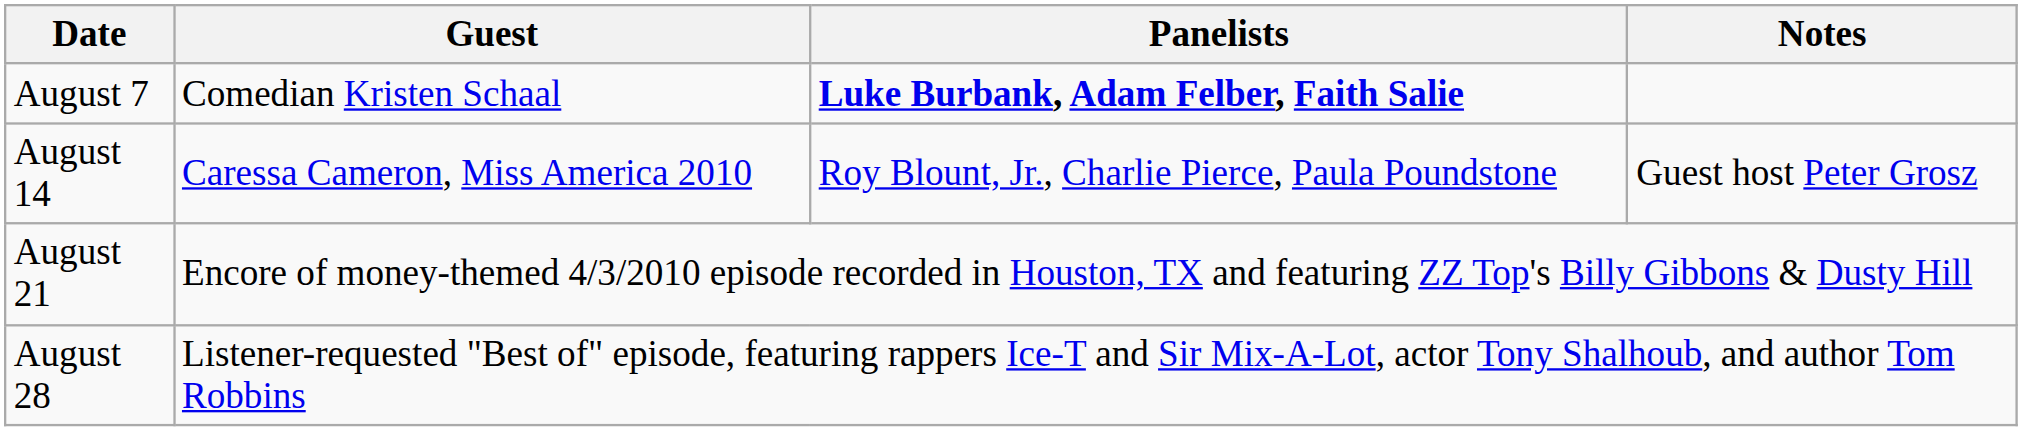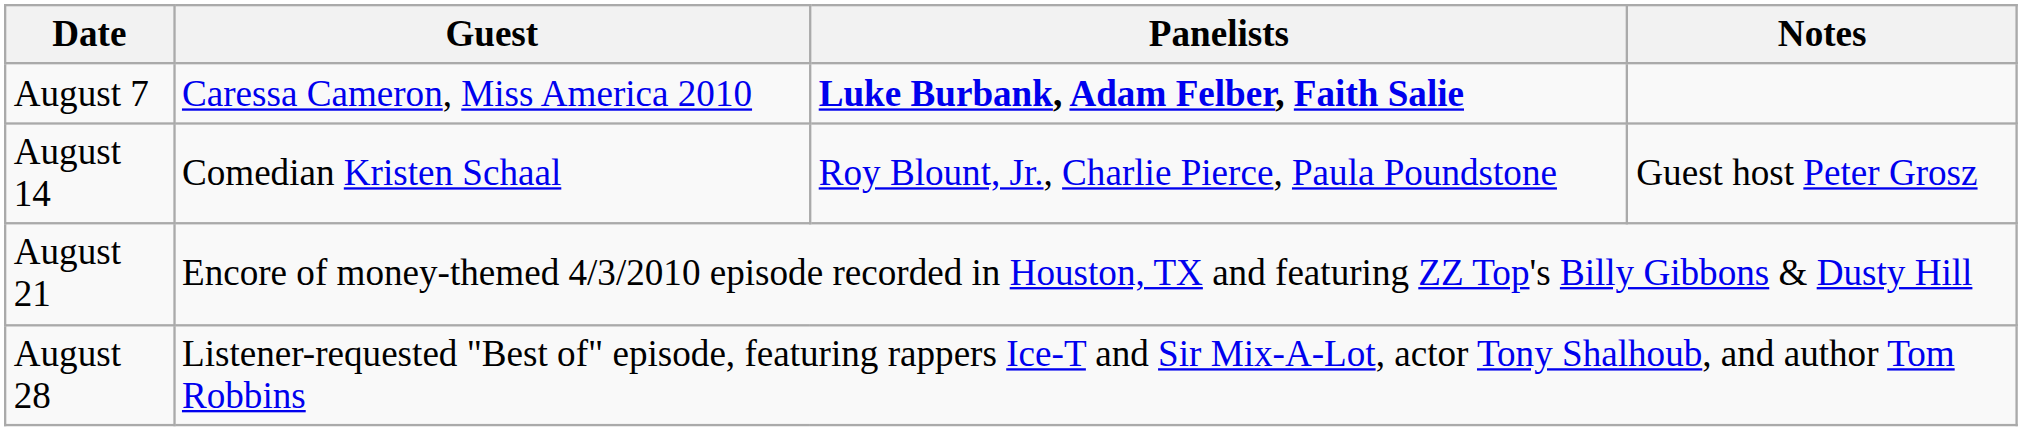(372, 92) Comedian Kristen Schaal -> (467, 92) Caressa Cameron, Miss America 2010
(467, 172) Caressa Cameron, Miss America 2010 -> (372, 172) Comedian Kristen Schaal
